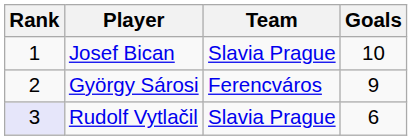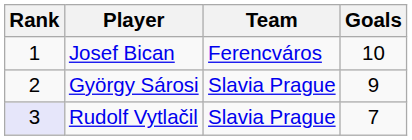(272, 53) Slavia Prague -> (265, 53) Ferencváros
(265, 85) Ferencváros -> (272, 85) Slavia Prague
(373, 118) 6 -> (373, 118) 7
